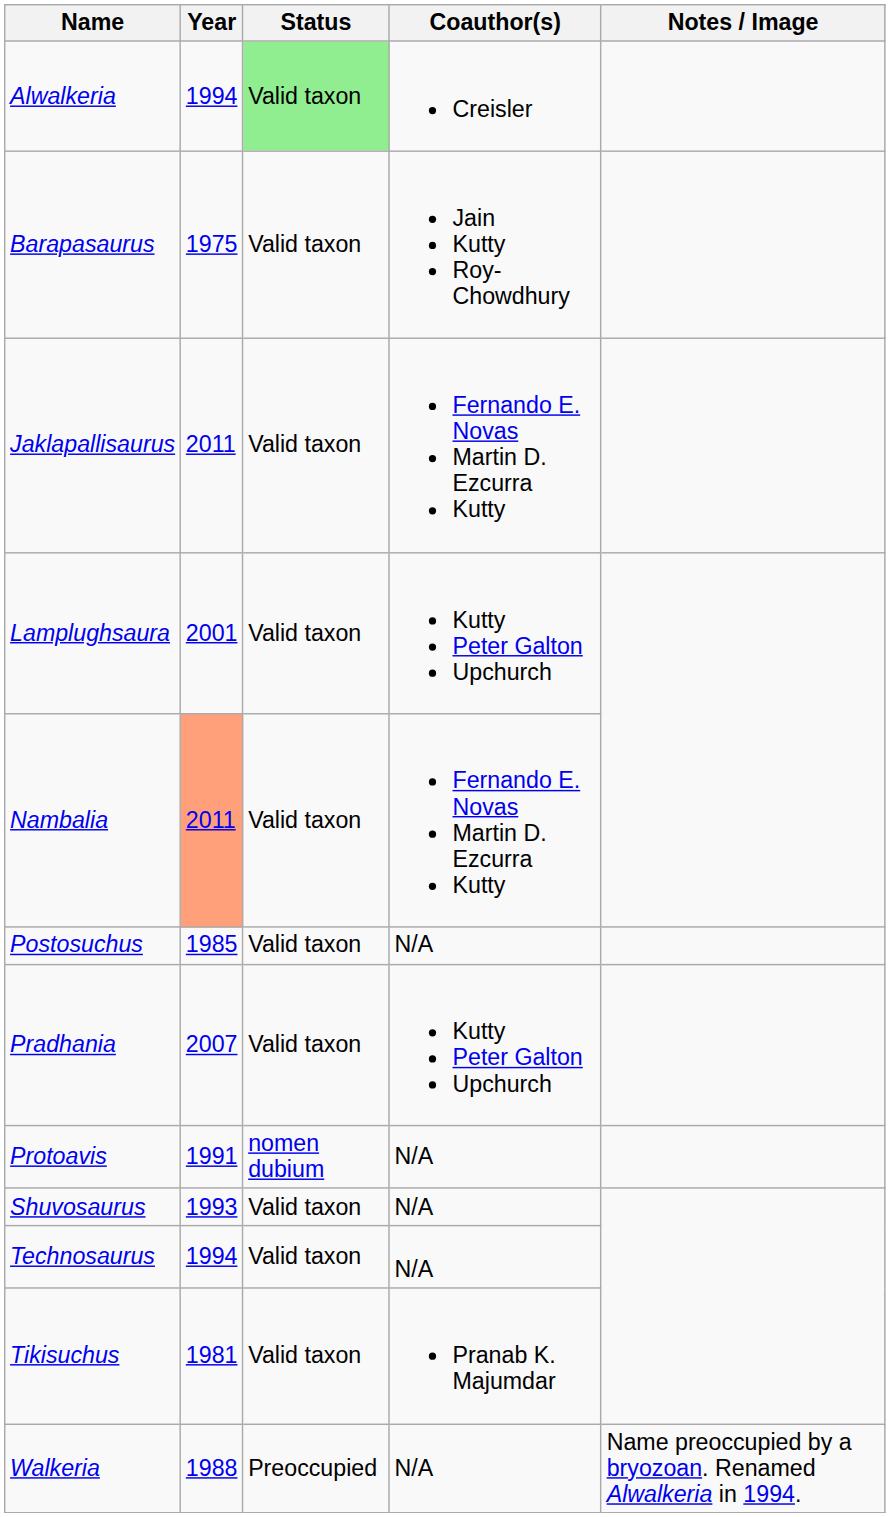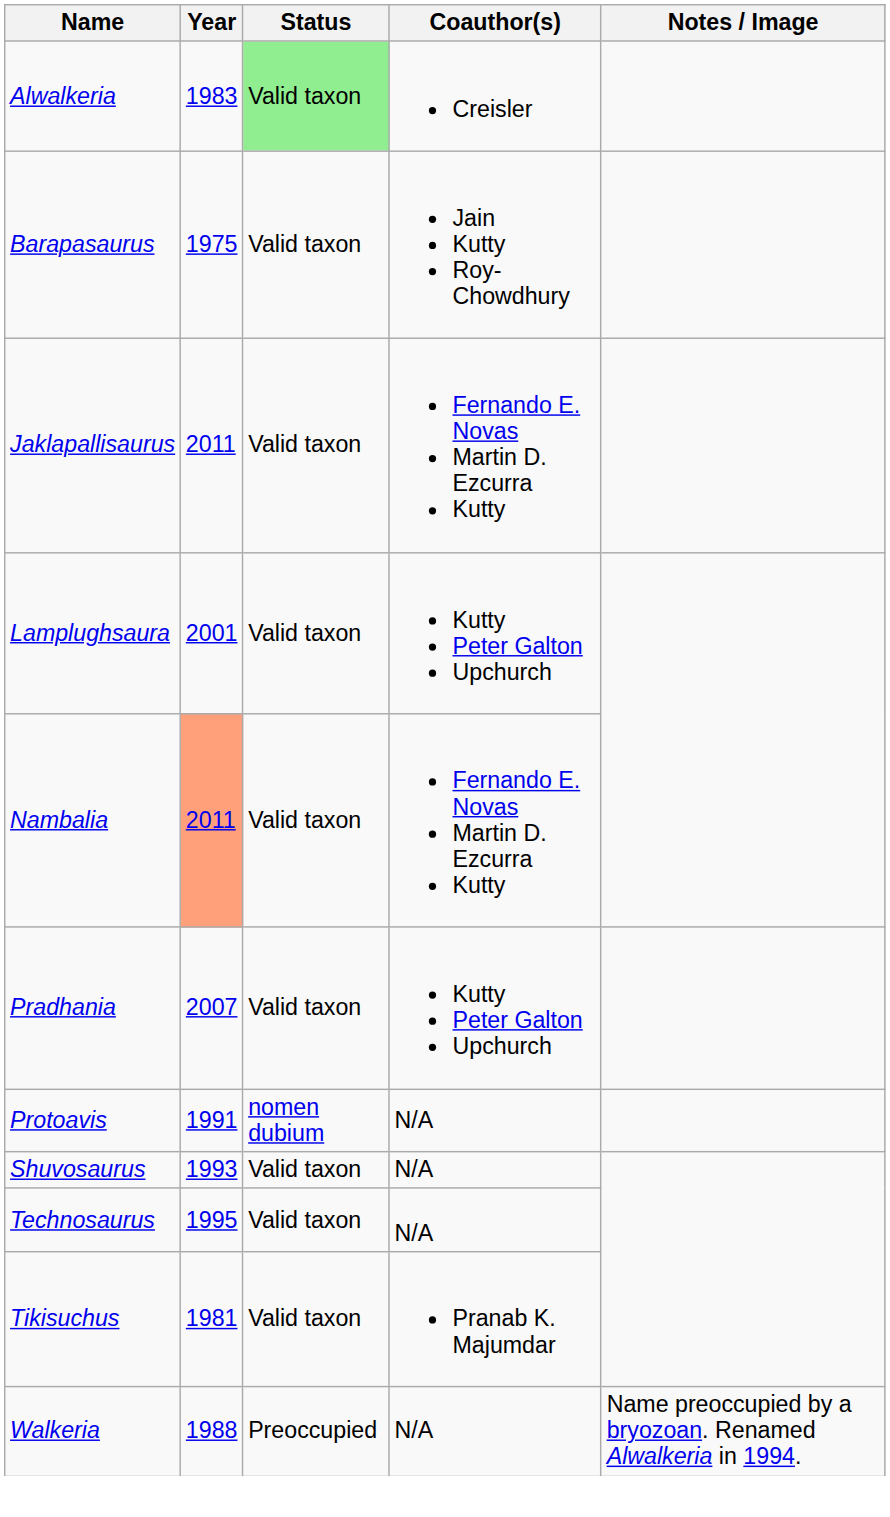(212, 95) 1994 -> (212, 95) 1983
- row: (76, 945)
(212, 1256) 1994 -> (212, 1219) 1995
